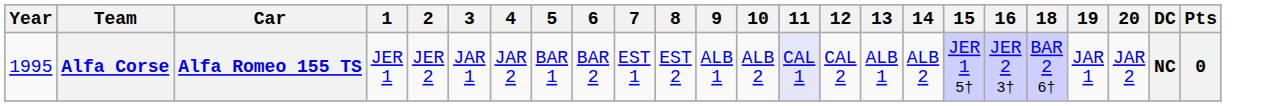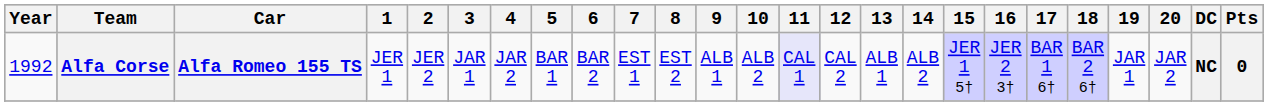+ column: (1047, 19)
(31, 67) 1995 -> (31, 67) 1992
